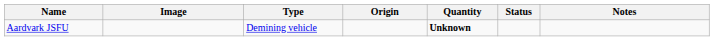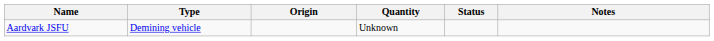- column: (173, 12)
(450, 28) bold -> (378, 28) normal
